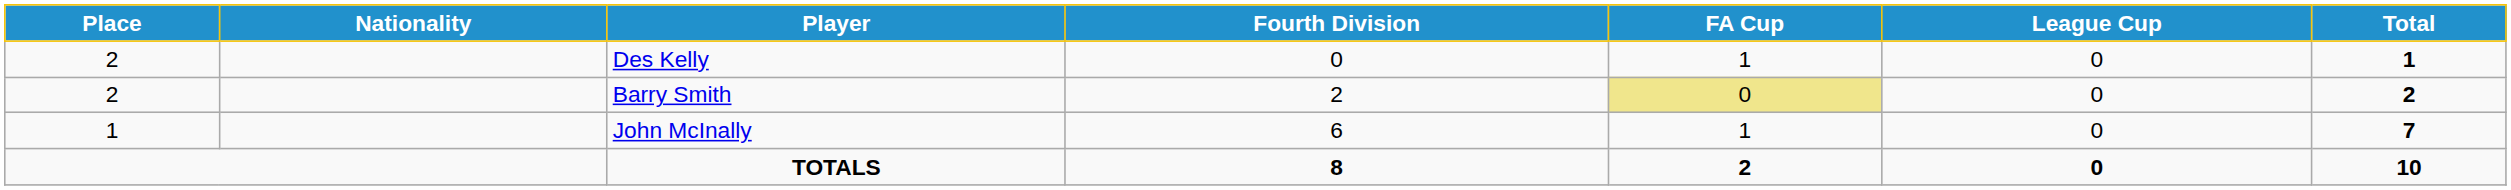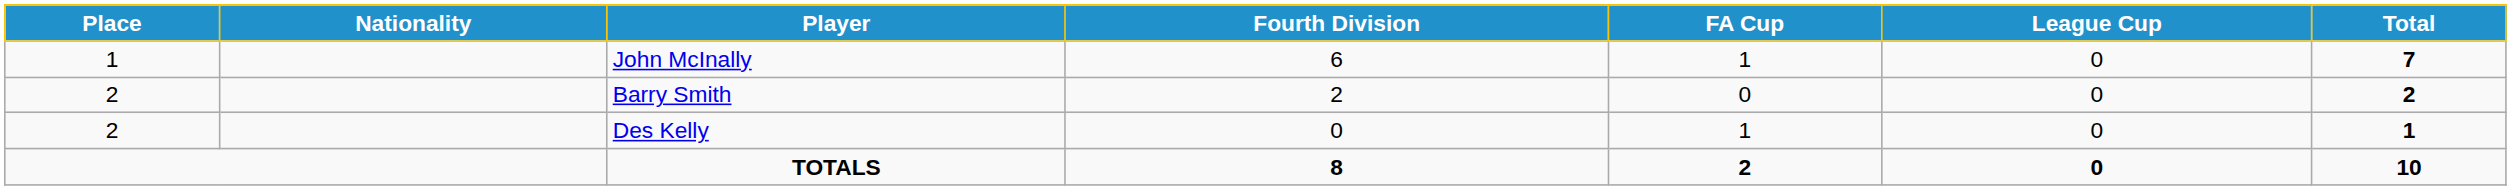rows swapped: (682, 131) <-> (661, 59)
(1745, 95) khaki background -> (1745, 95) no background
